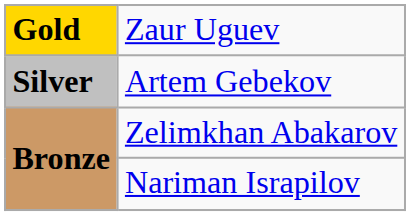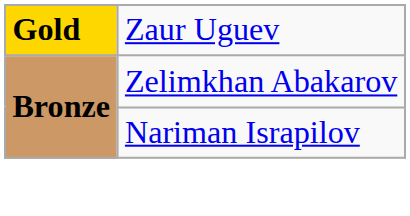- row: (228, 81)
